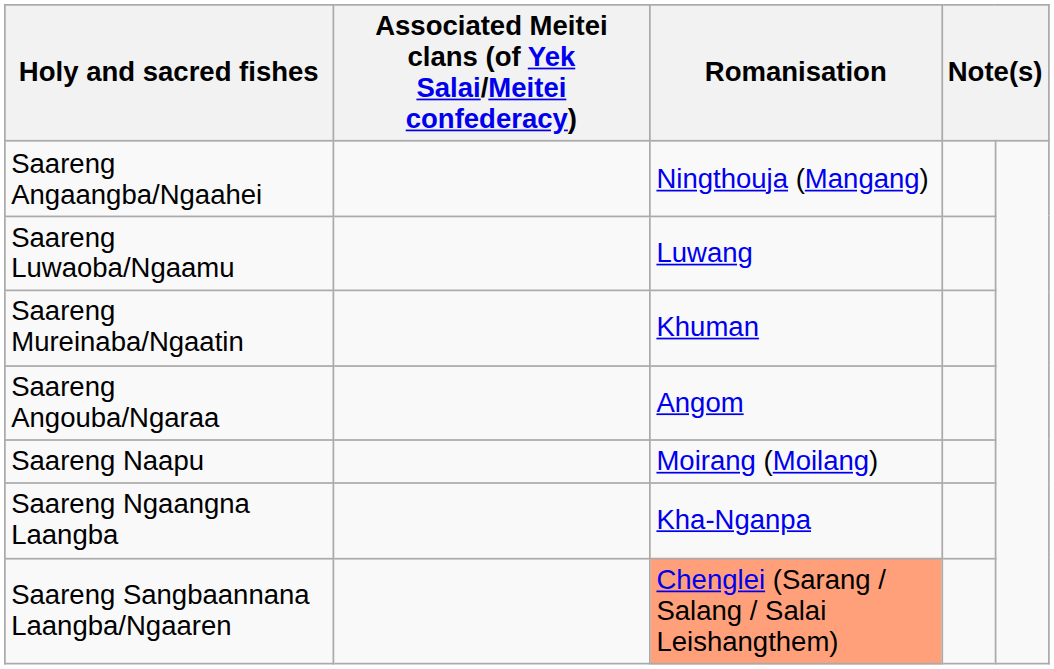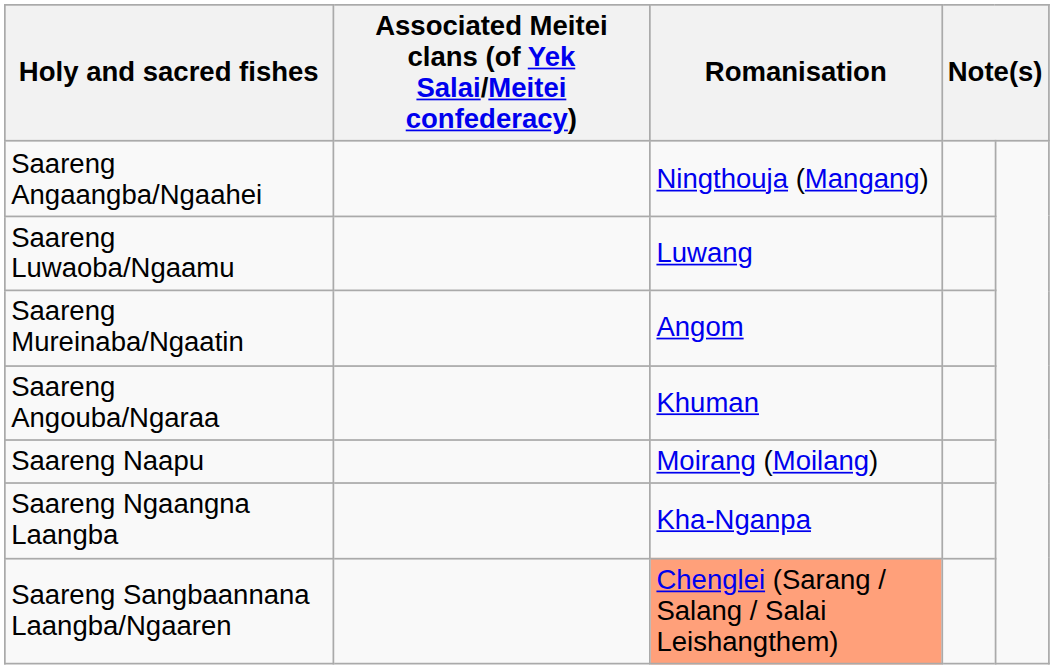(708, 327) Khuman -> (700, 327) Angom
(700, 402) Angom -> (708, 402) Khuman
